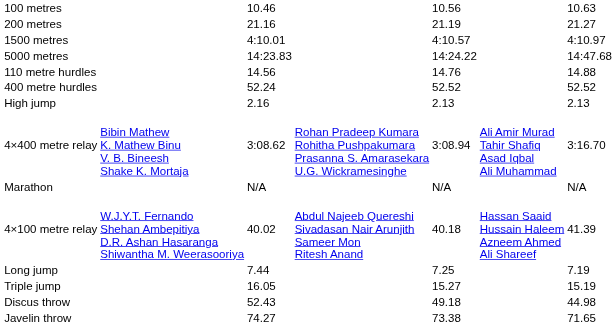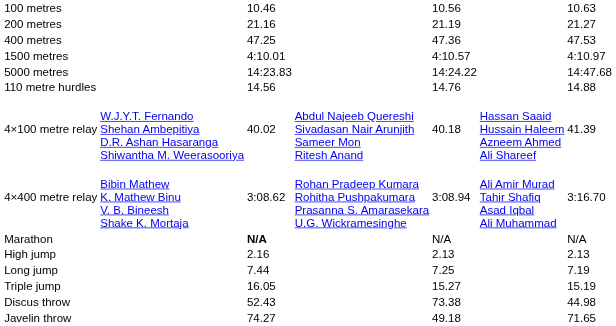+ row: (33, 40)
- row: (51, 87)
rows swapped: (51, 229) <-> (30, 103)
(257, 187) normal -> (257, 239) bold
(446, 302) 49.18 -> (446, 302) 73.38
(446, 318) 73.38 -> (446, 318) 49.18
